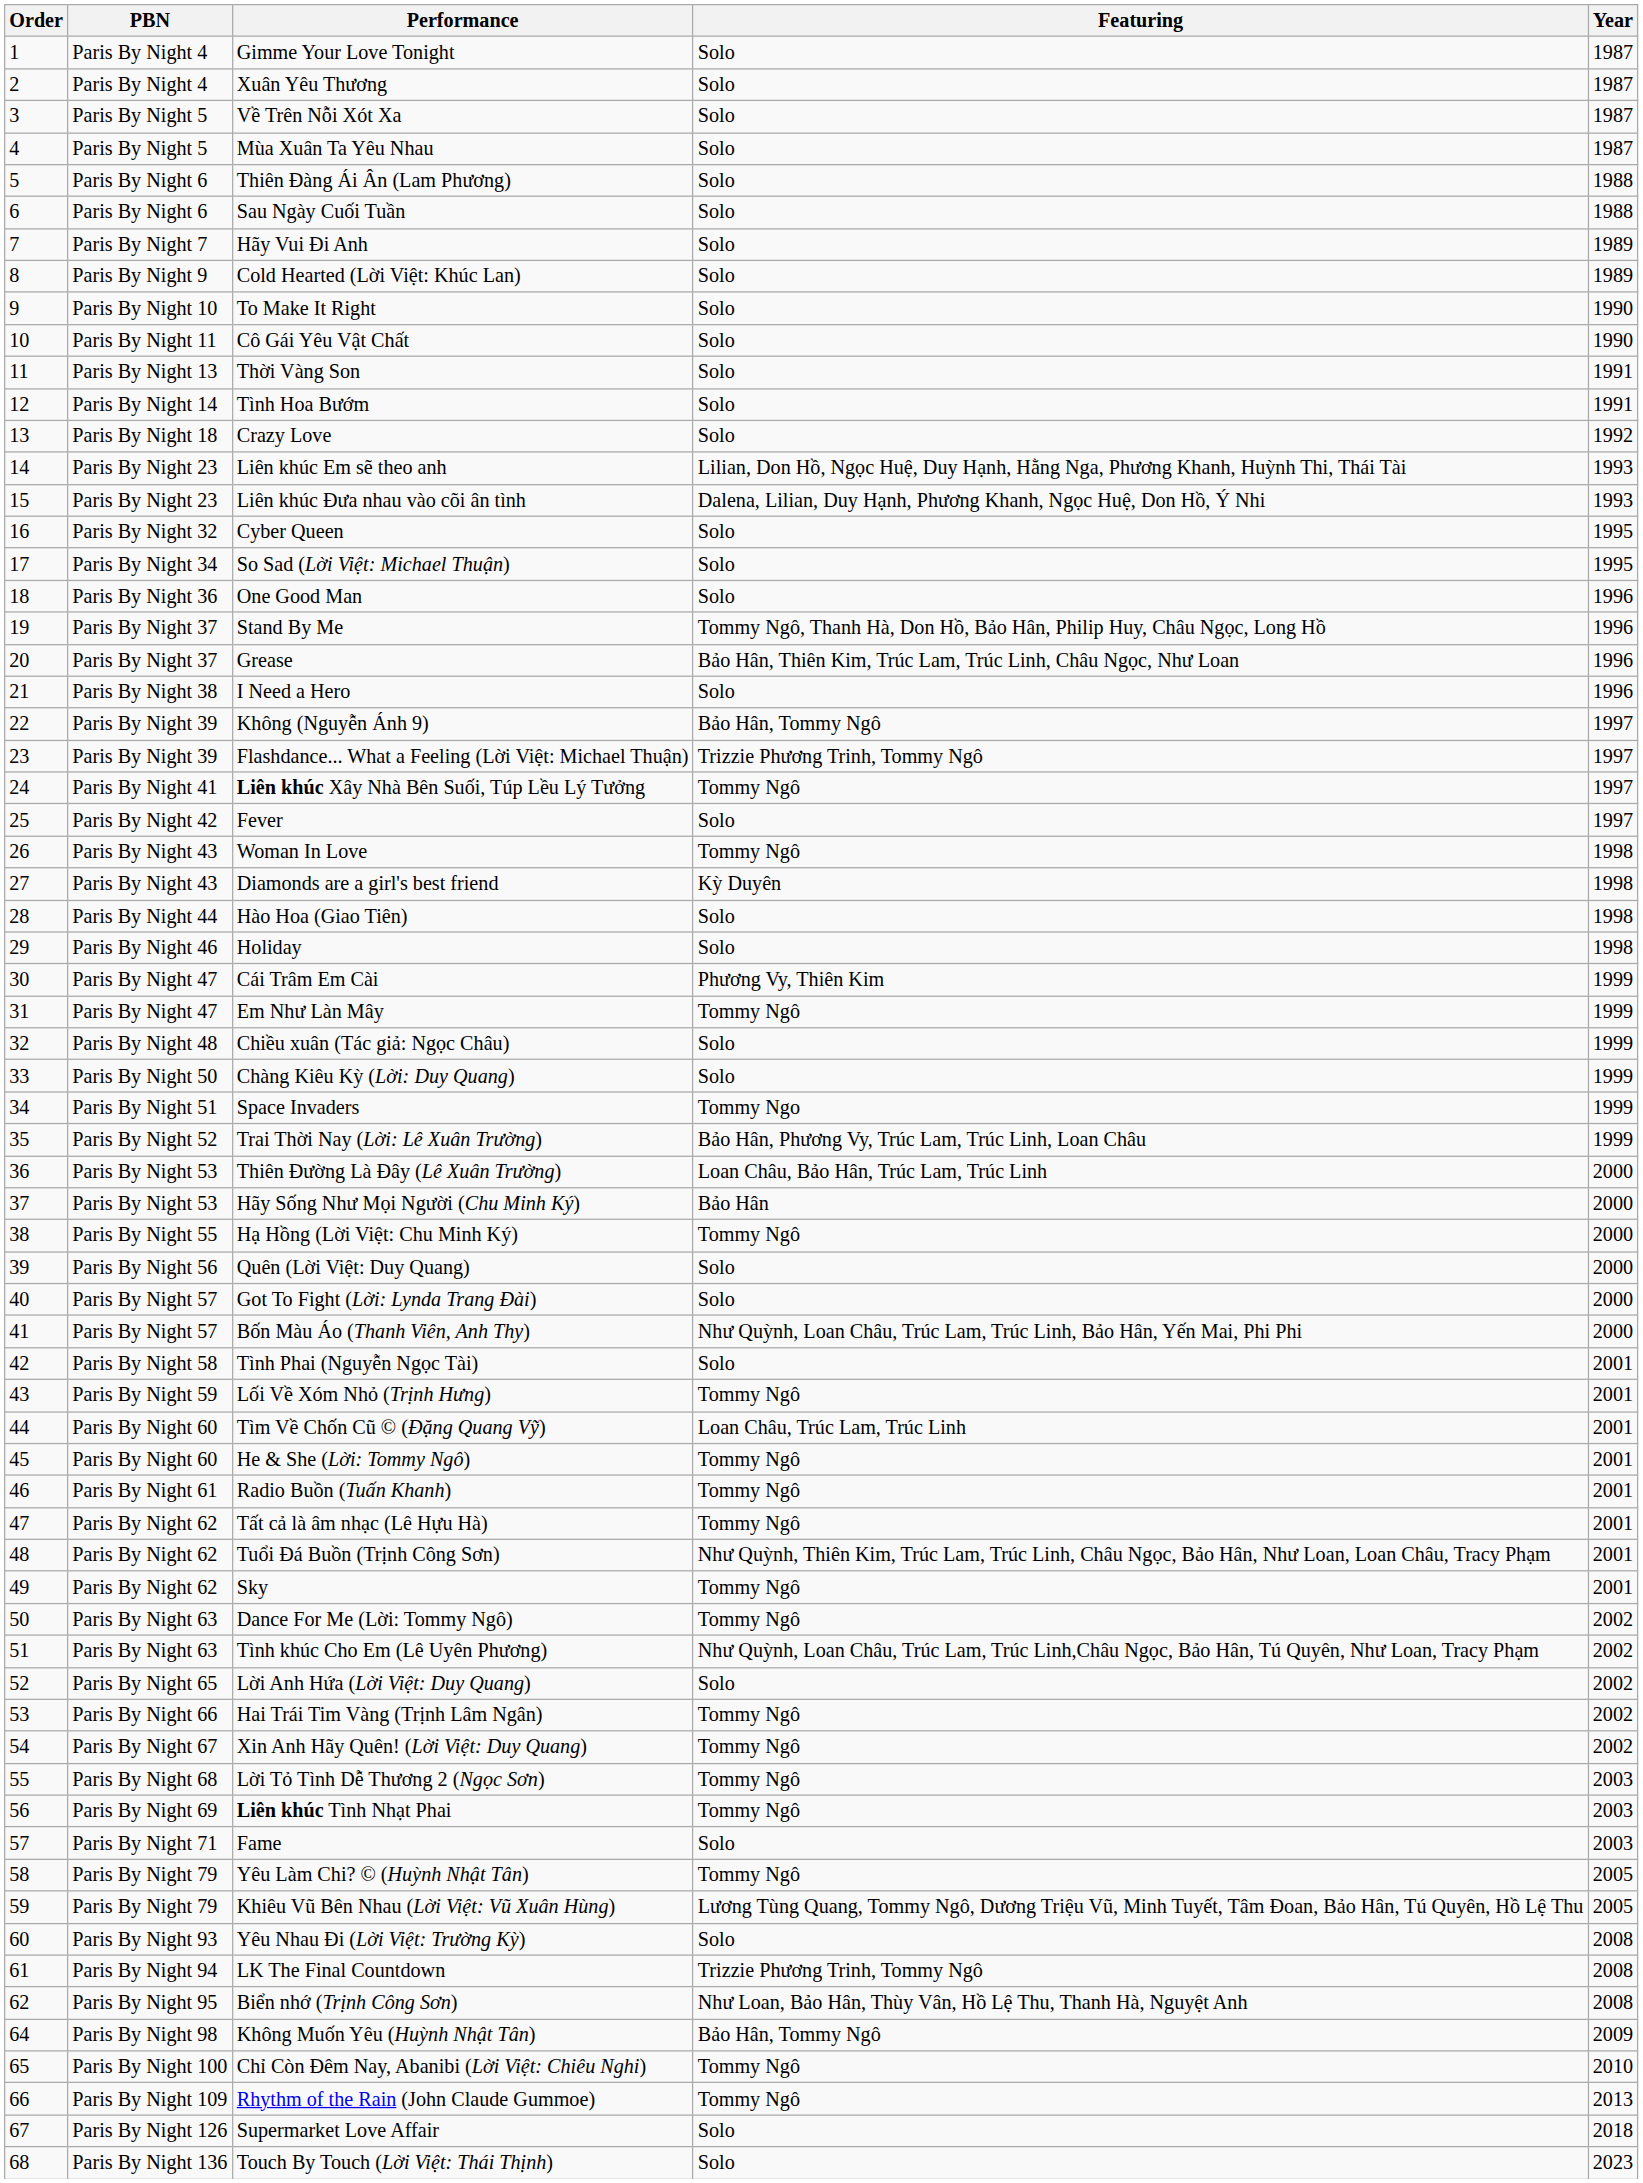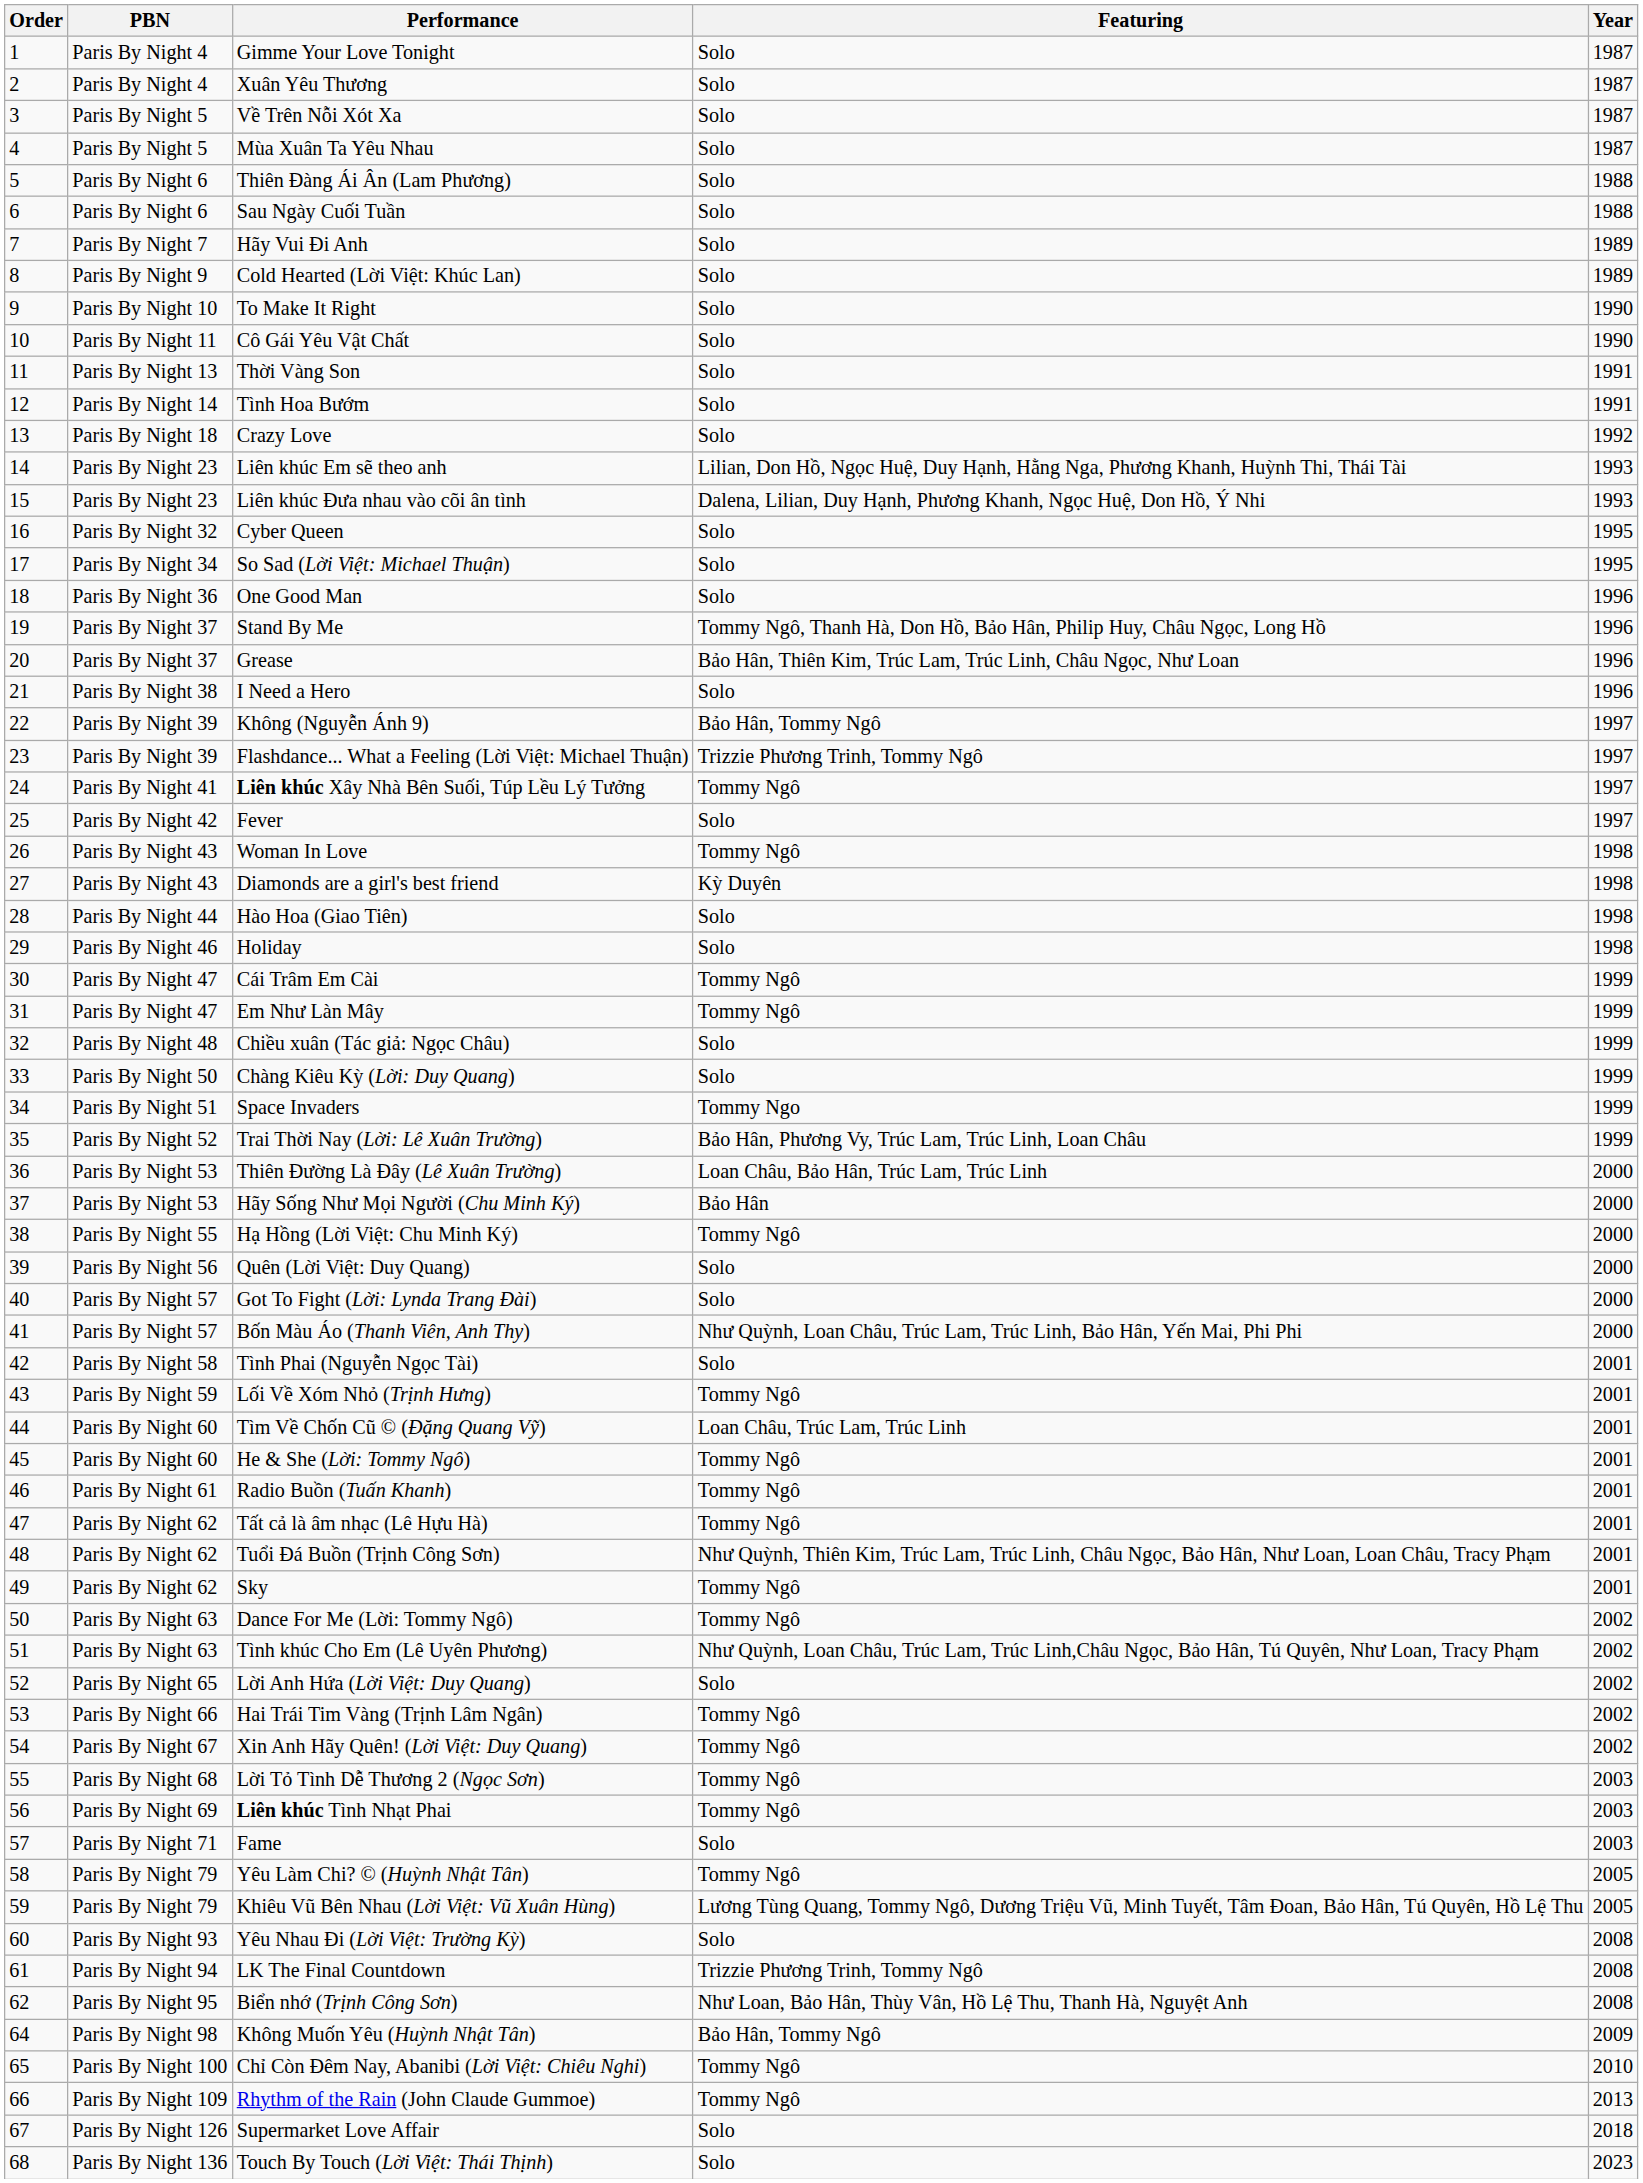(791, 979) Phương Vy, Thiên Kim -> (749, 979) Tommy Ngô
